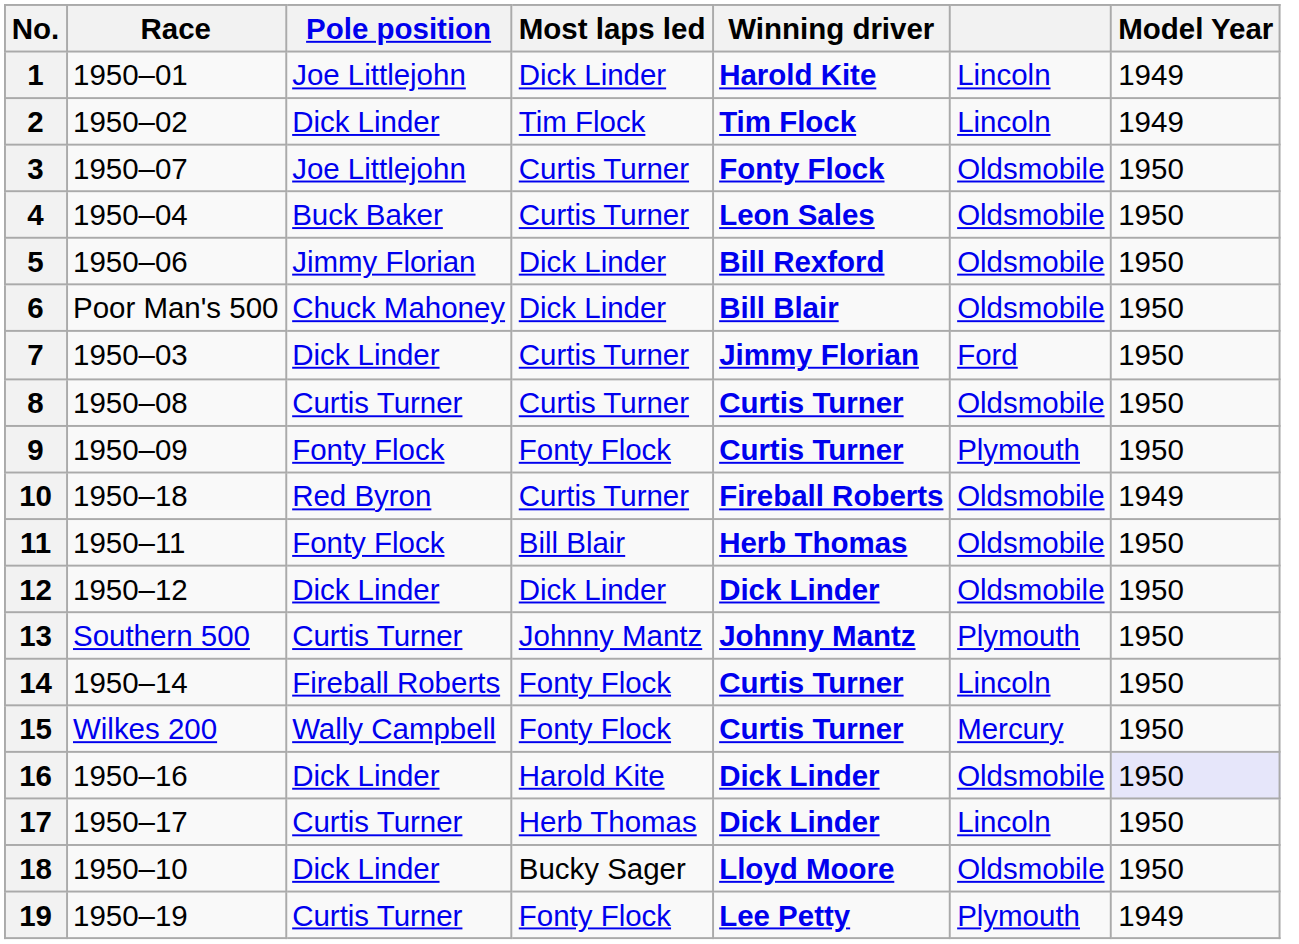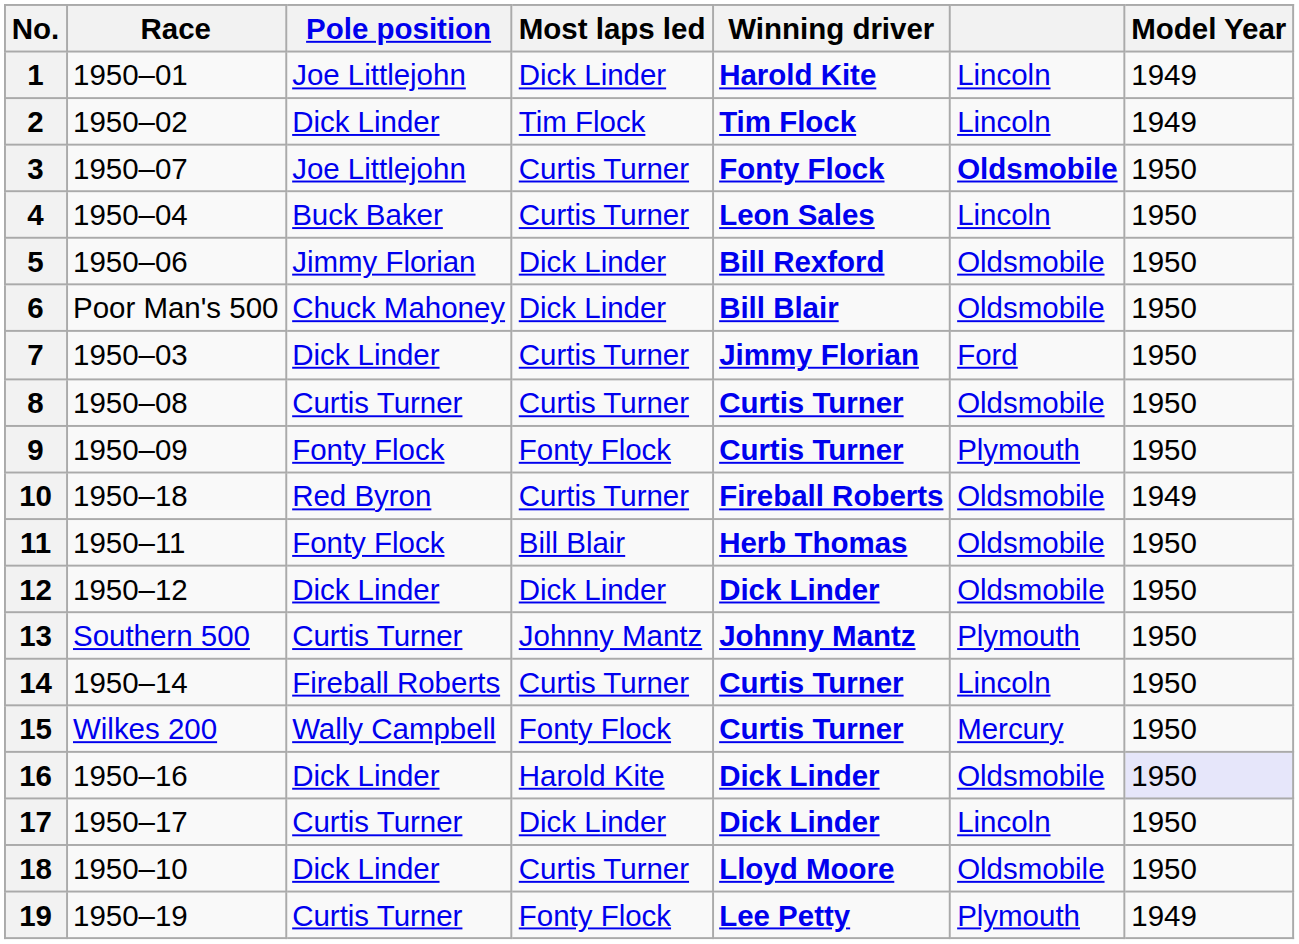(1031, 169) normal -> (1037, 169) bold
(1031, 215) Oldsmobile -> (1004, 215) Lincoln
(595, 682) Fonty Flock -> (604, 682) Curtis Turner
(608, 822) Herb Thomas -> (592, 822) Dick Linder
(602, 869) Bucky Sager -> (604, 869) Curtis Turner
